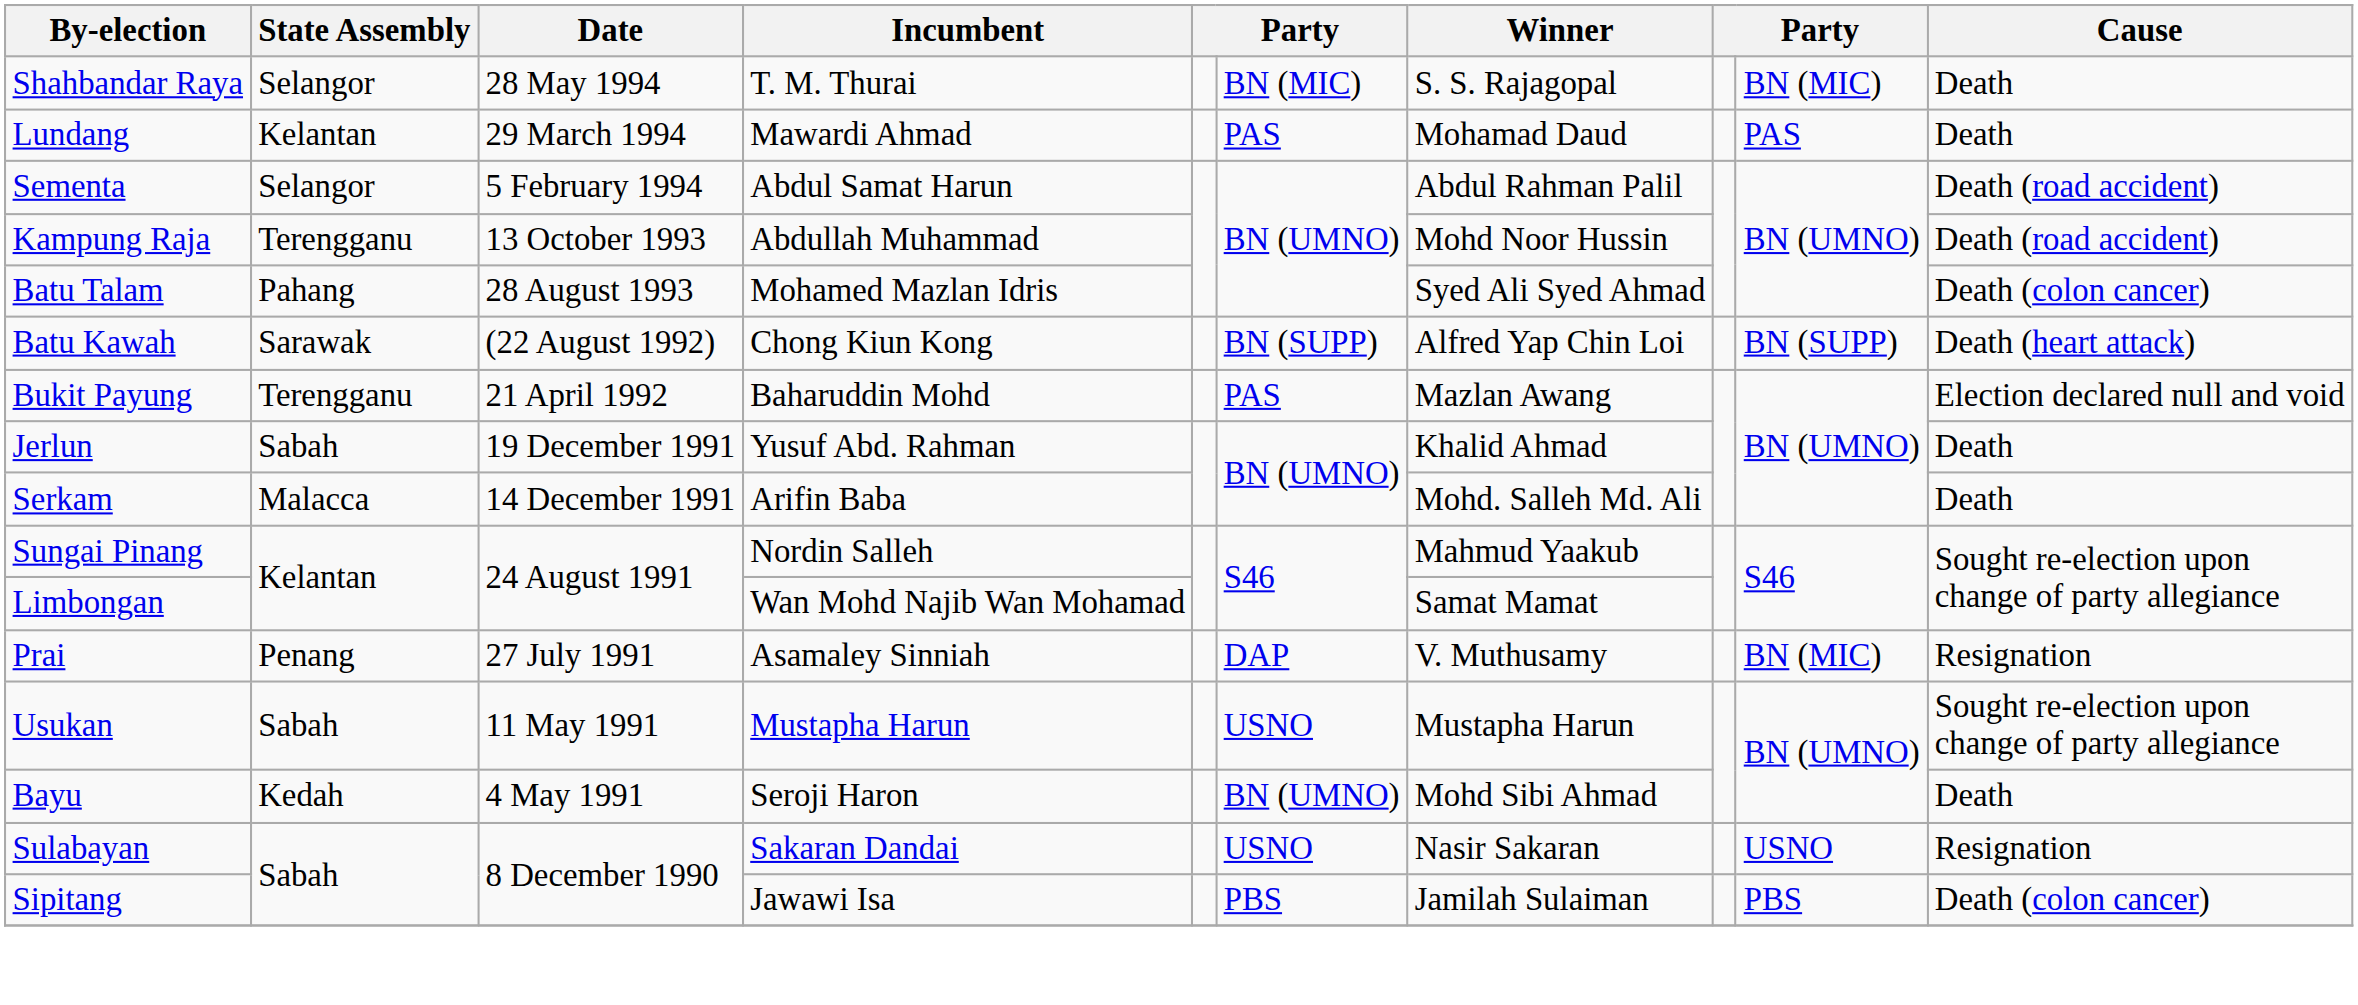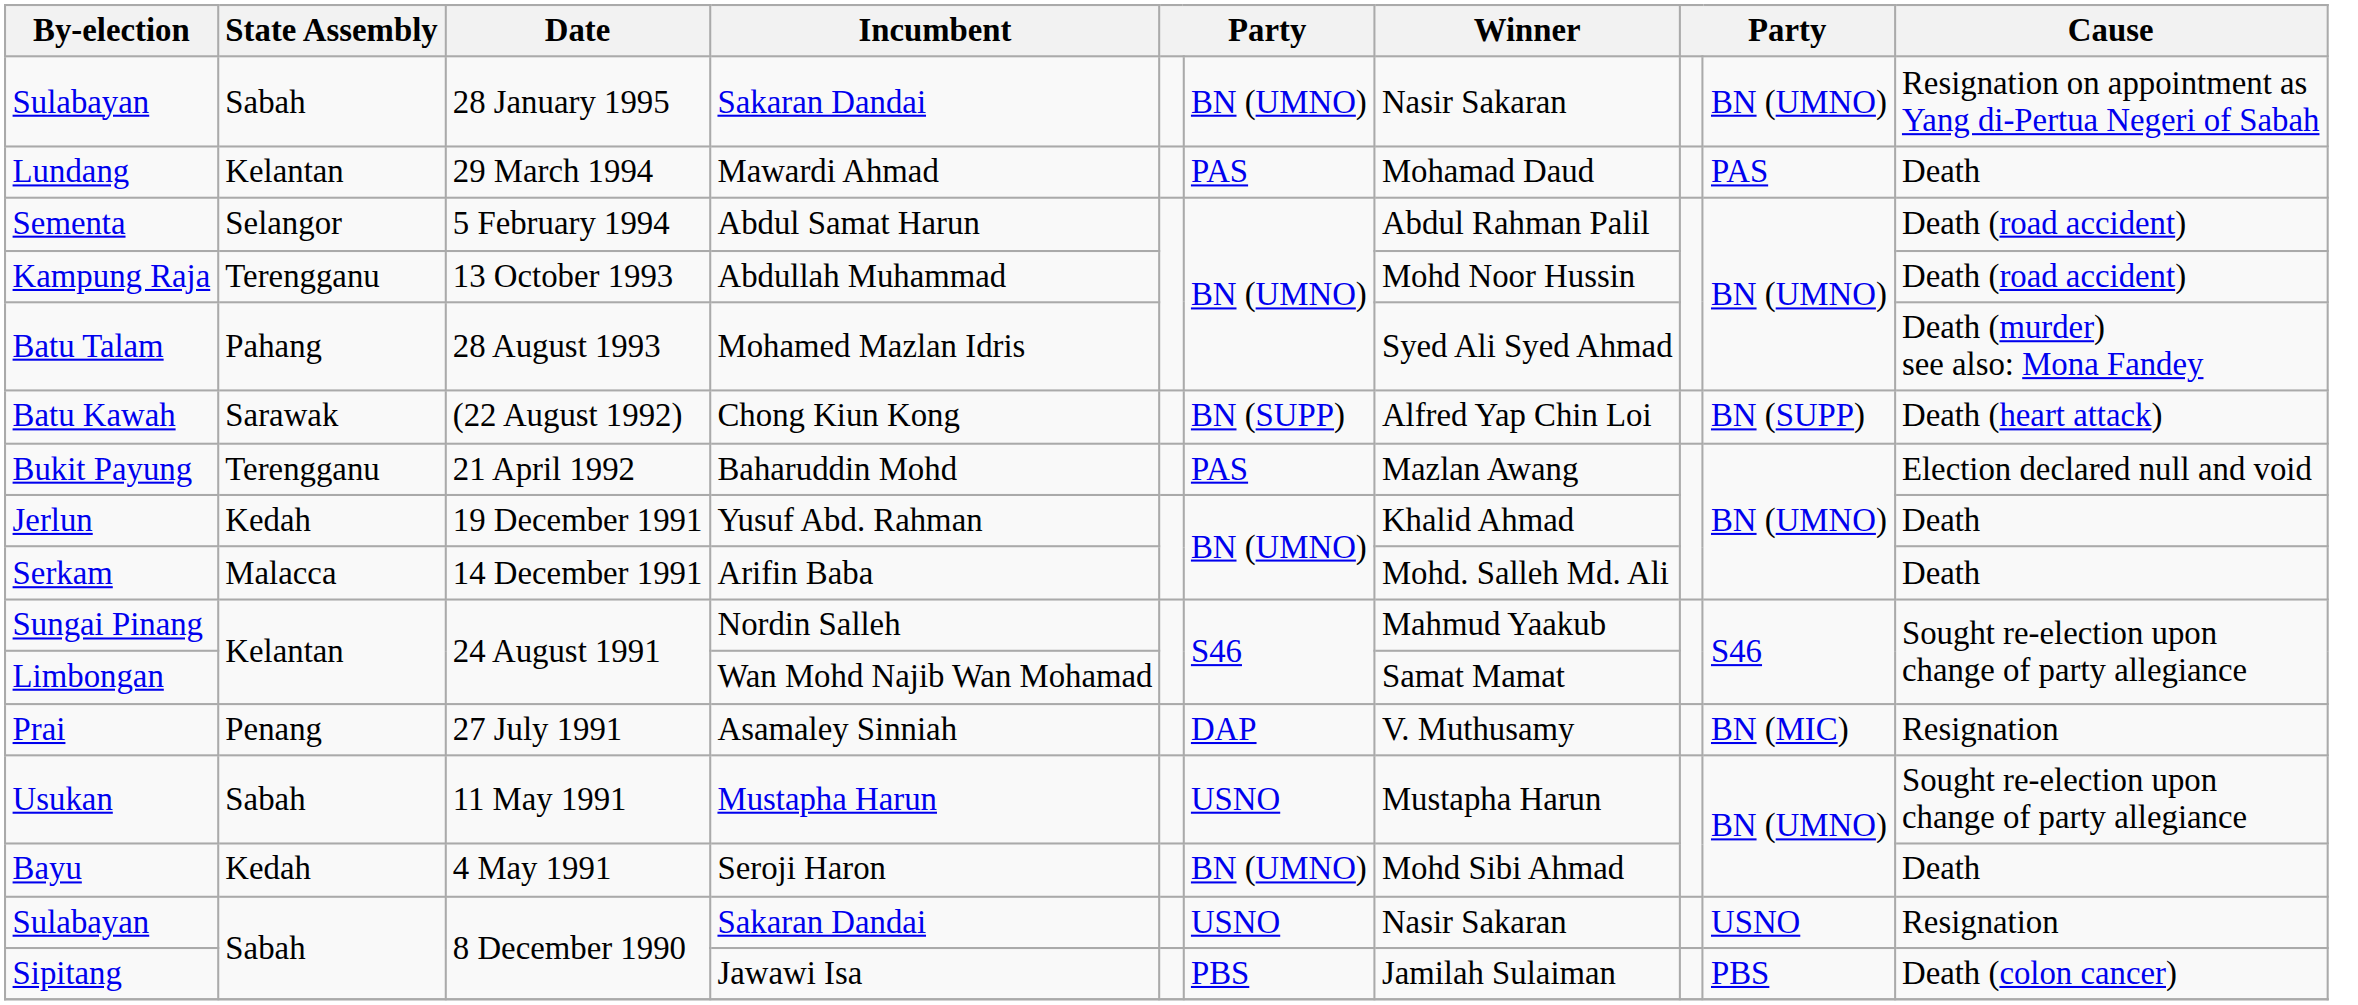+ row: (81, 100)
- row: (128, 82)
(2072, 290) Death (colon cancer) -> (2053, 345) Death (murder) see also: Mona Fandey
(298, 446) Sabah -> (268, 520) Kedah
